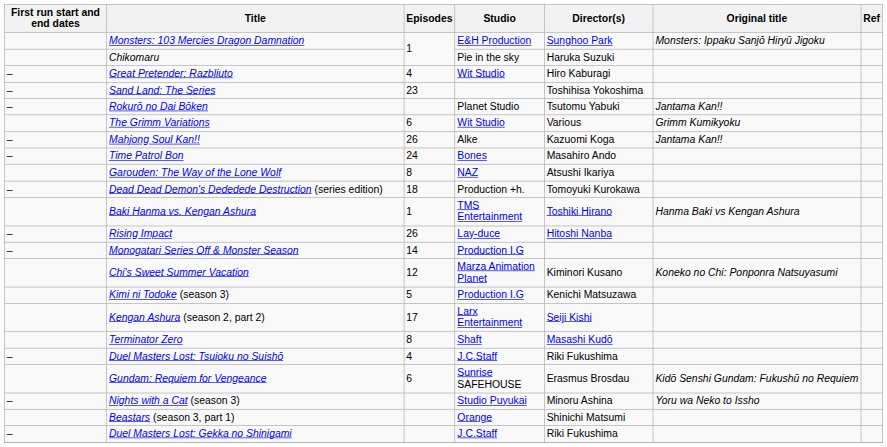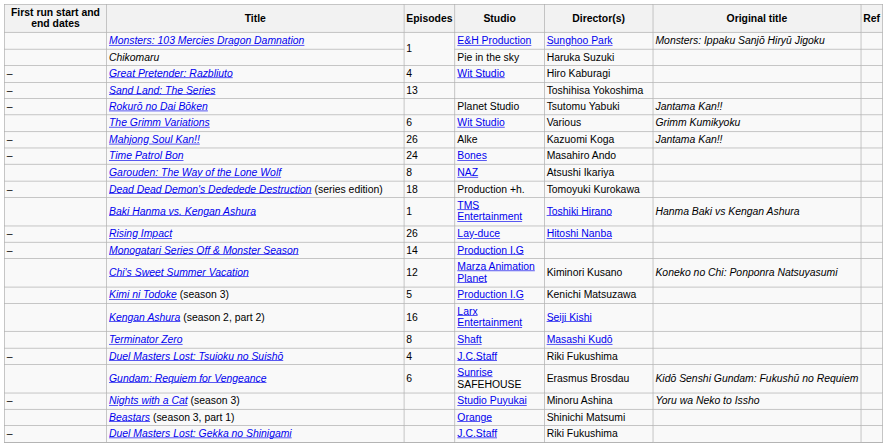(412, 90) 23 -> (412, 90) 13
(412, 317) 17 -> (412, 317) 16
